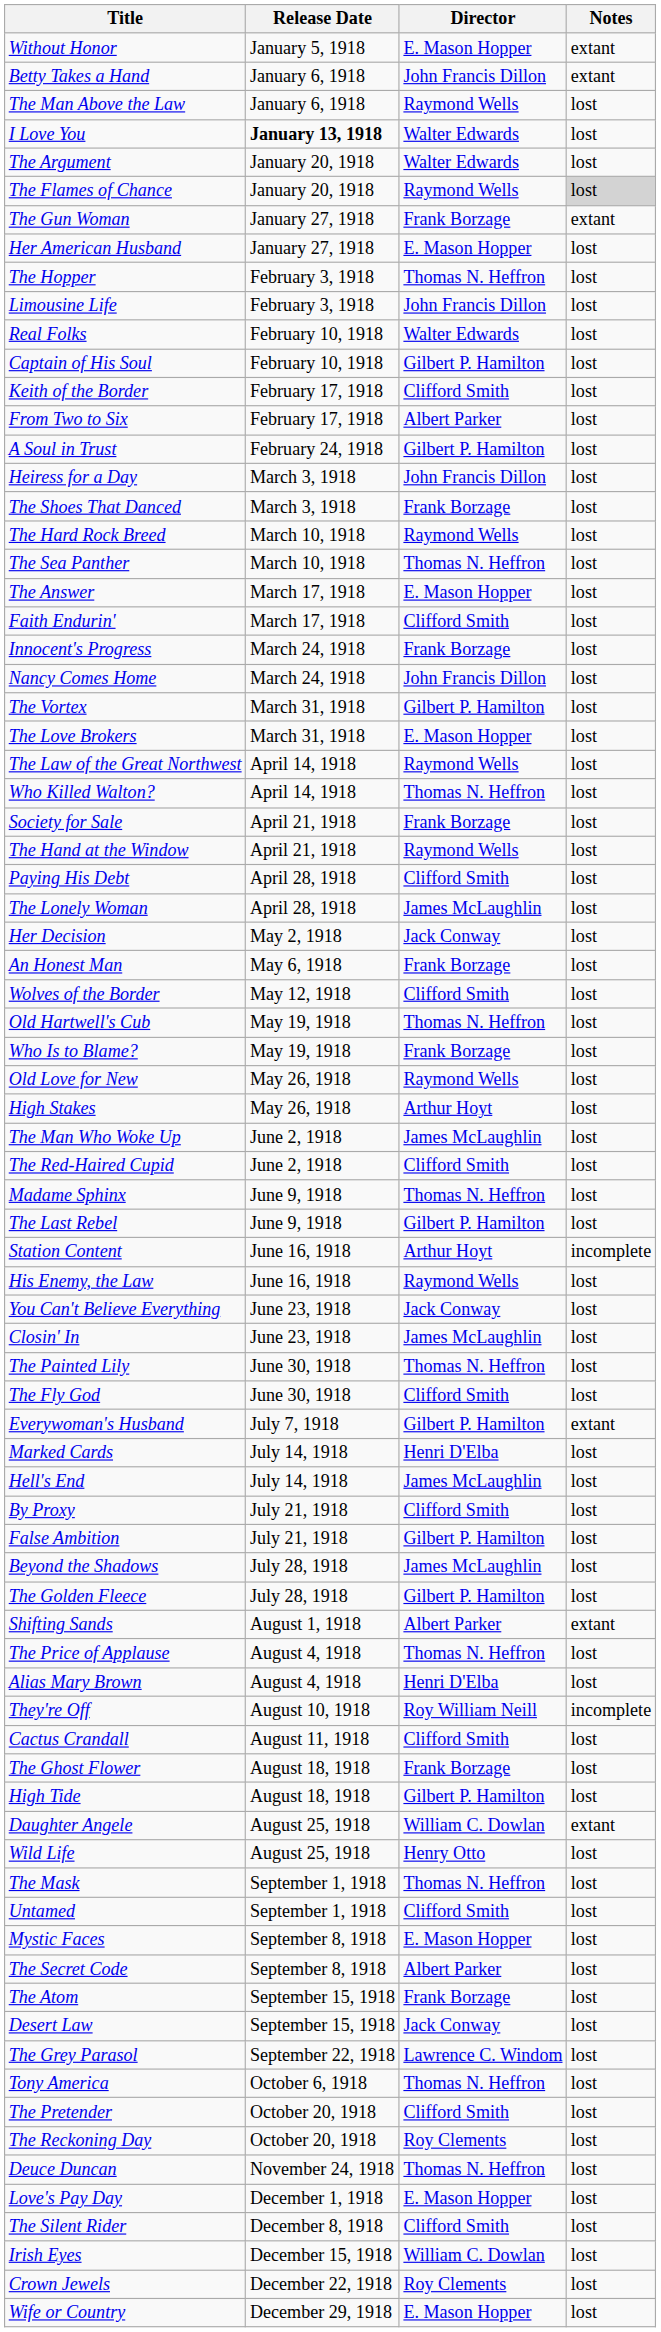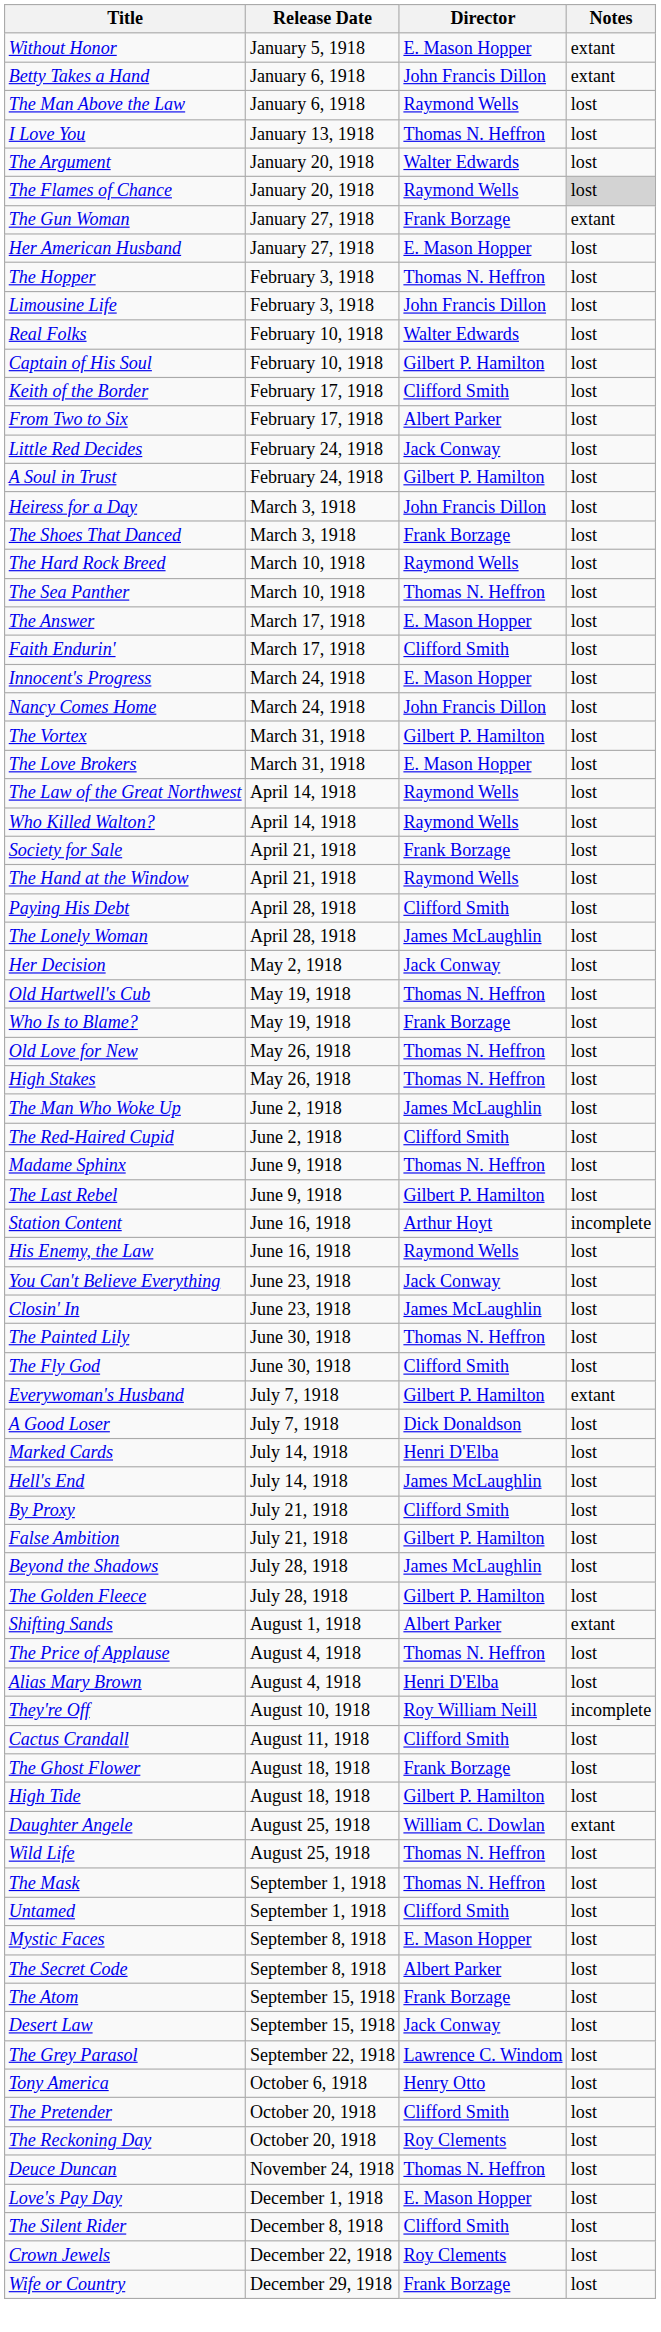(316, 133) bold -> (312, 133) normal
(461, 133) Walter Edwards -> (474, 133) Thomas N. Heffron
+ row: (76, 448)
(457, 649) Frank Borzage -> (467, 678) E. Mason Hopper
(474, 793) Thomas N. Heffron -> (461, 821) Raymond Wells
- row: (65, 965)
- row: (84, 993)
(461, 1079) Raymond Wells -> (474, 1051) Thomas N. Heffron
(448, 1108) Arthur Hoyt -> (474, 1079) Thomas N. Heffron
+ row: (59, 1423)
(444, 1853) Henry Otto -> (474, 1853) Thomas N. Heffron
(474, 2083) Thomas N. Heffron -> (444, 2083) Henry Otto
- row: (45, 2255)
(467, 2312) E. Mason Hopper -> (457, 2284) Frank Borzage
